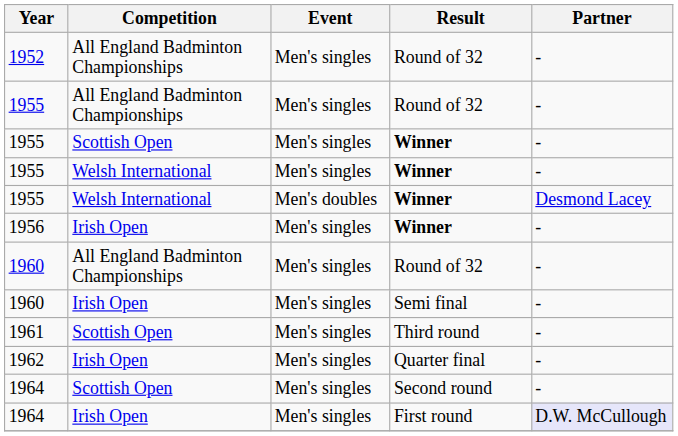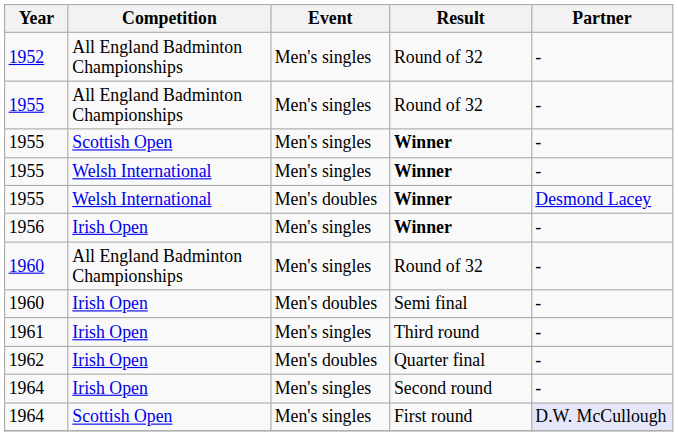(323, 303) Men's singles -> (326, 303) Men's doubles
(122, 332) Scottish Open -> (110, 332) Irish Open
(323, 360) Men's singles -> (326, 360) Men's doubles
(122, 388) Scottish Open -> (110, 388) Irish Open
(110, 416) Irish Open -> (122, 416) Scottish Open
